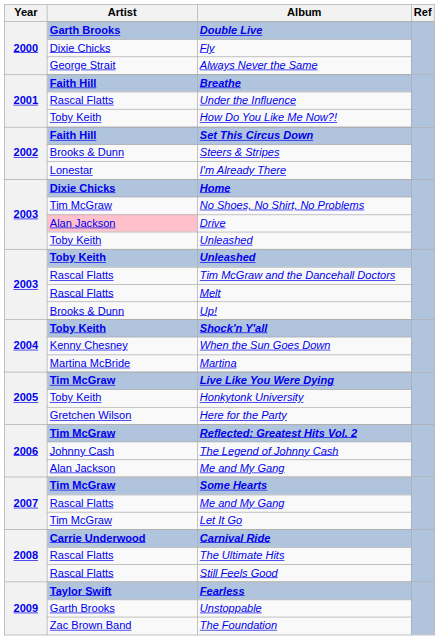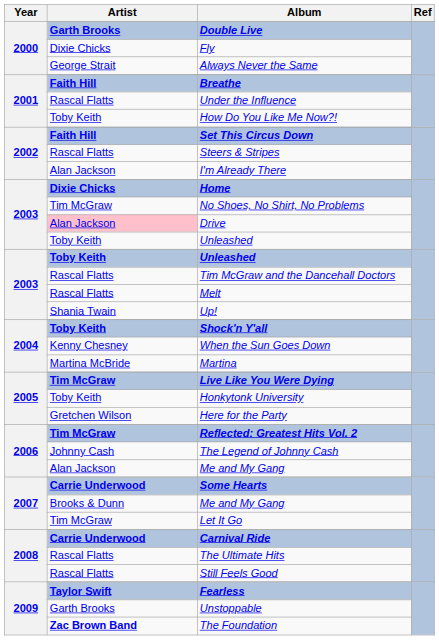(87, 153) Brooks & Dunn -> (82, 153) Rascal Flatts
(71, 170) Lonestar -> (83, 170) Alan Jackson
(87, 310) Brooks & Dunn -> (83, 310) Shania Twain
(83, 485) Tim McGraw -> (98, 485) Carrie Underwood
(82, 503) Rascal Flatts -> (87, 503) Brooks & Dunn
(91, 626) normal -> (93, 626) bold
